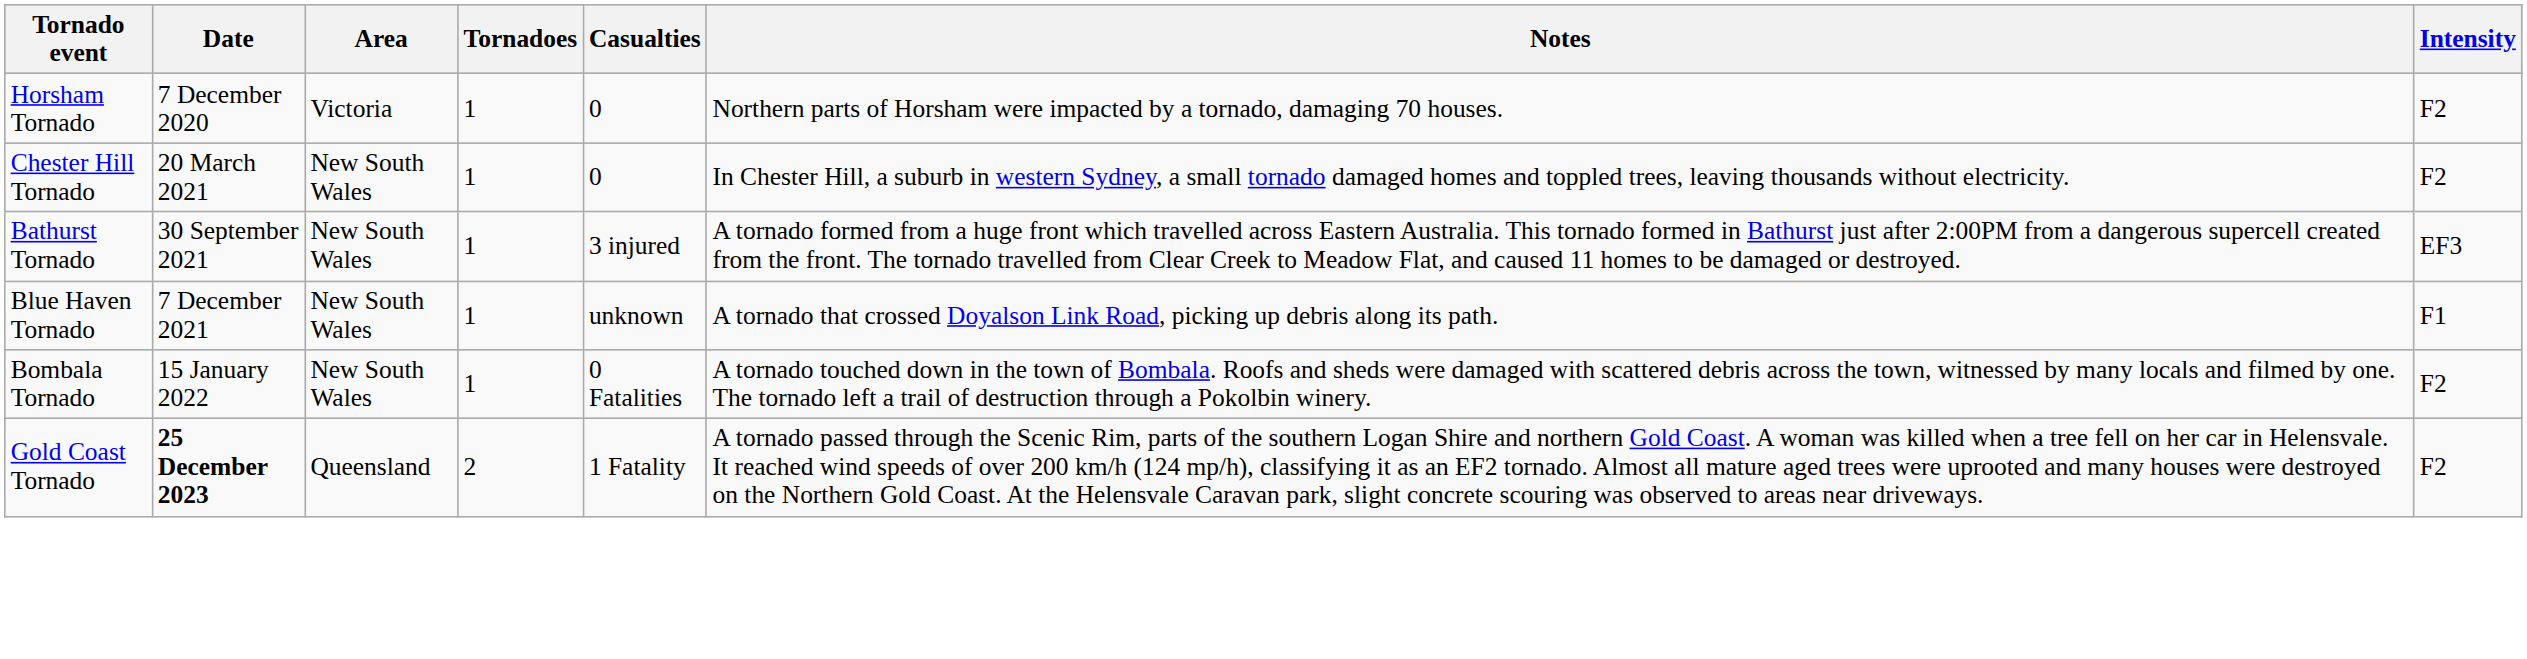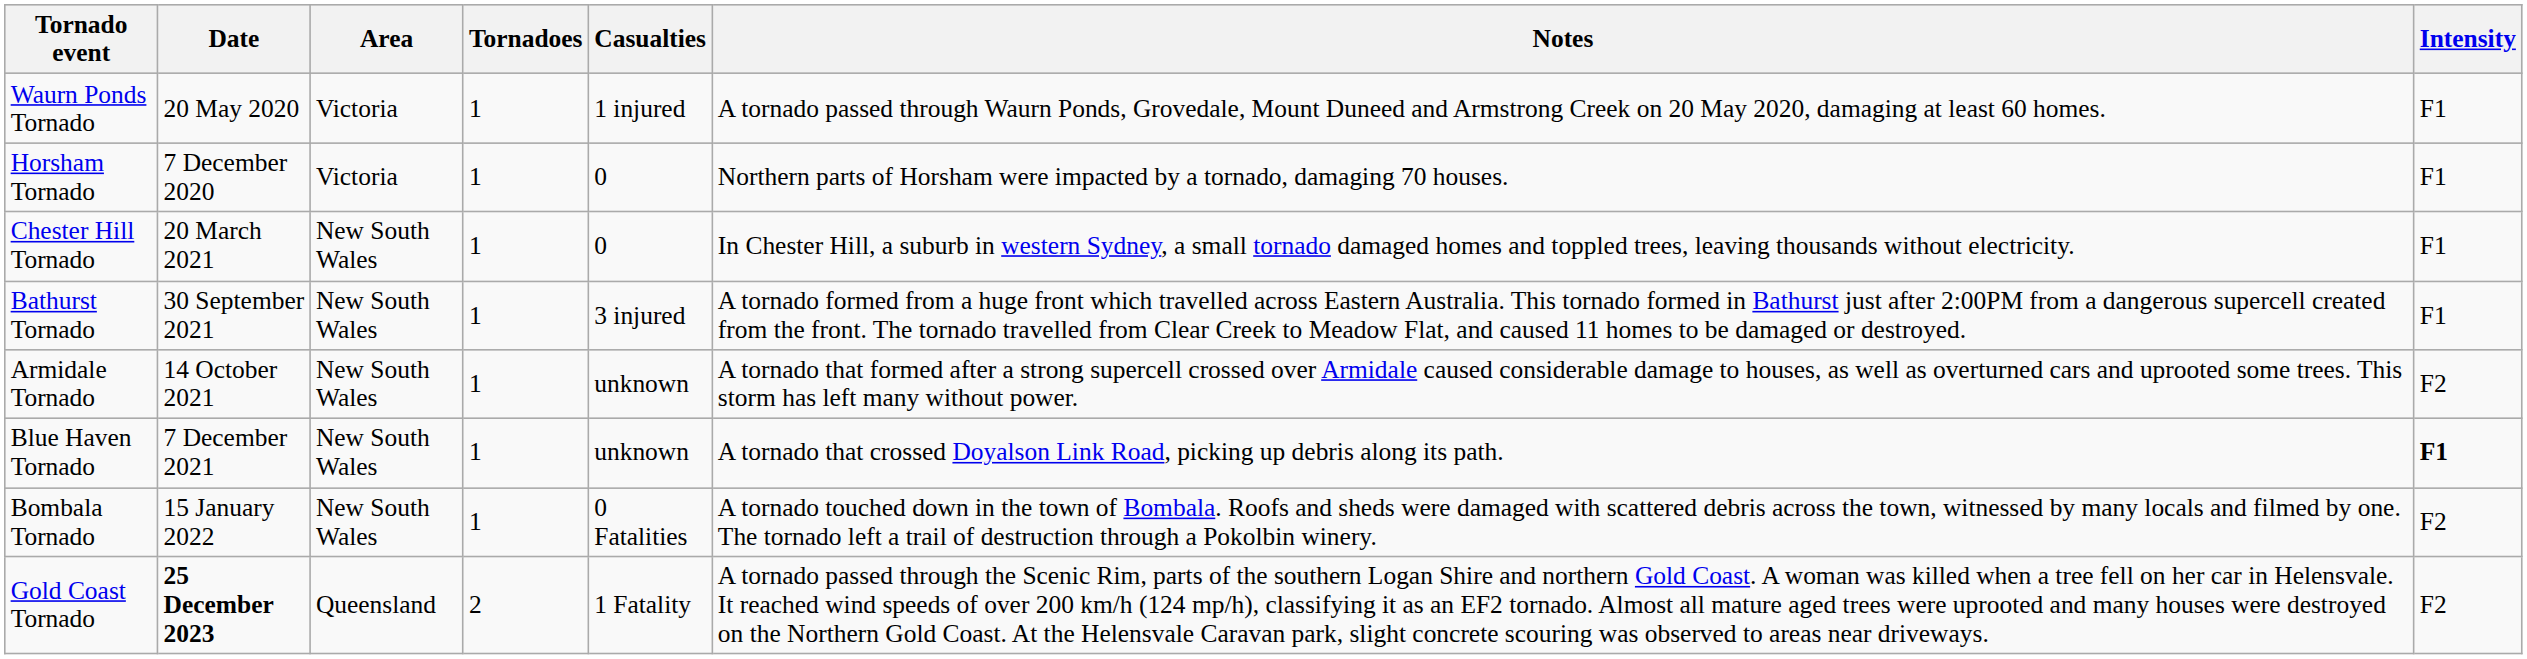+ row: (79, 107)
(2433, 107) F2 -> (2433, 176) F1
(2433, 176) F2 -> (2433, 245) F1
(2441, 245) EF3 -> (2433, 314) F1
+ row: (59, 383)
(2433, 314) normal -> (2434, 452) bold
